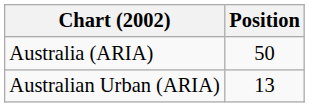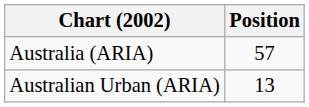(265, 53) 50 -> (265, 53) 57
